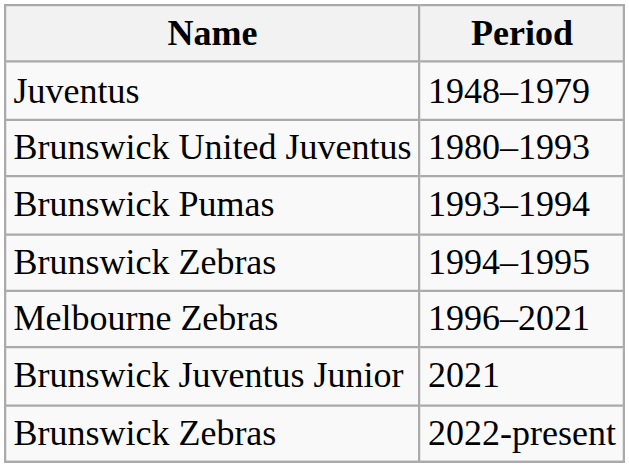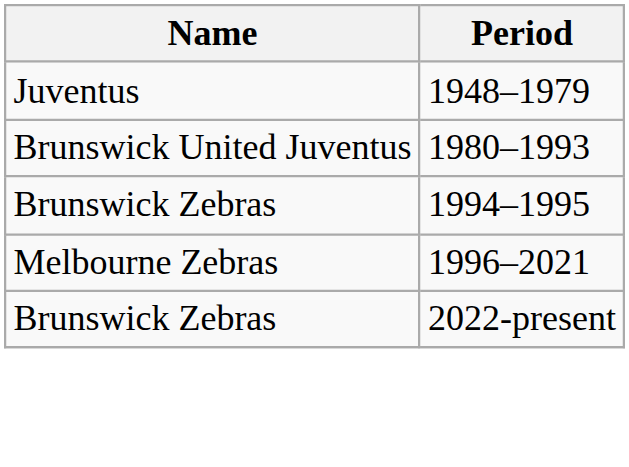- row: (509, 204)
- row: (464, 375)
